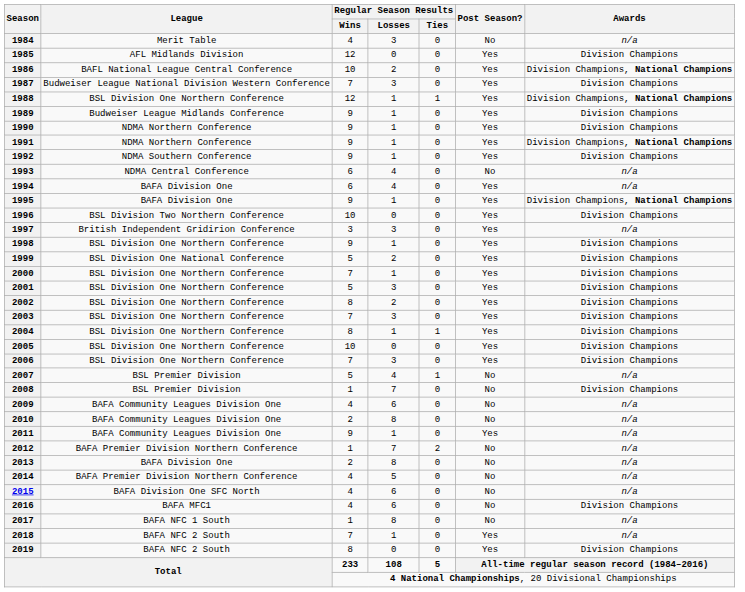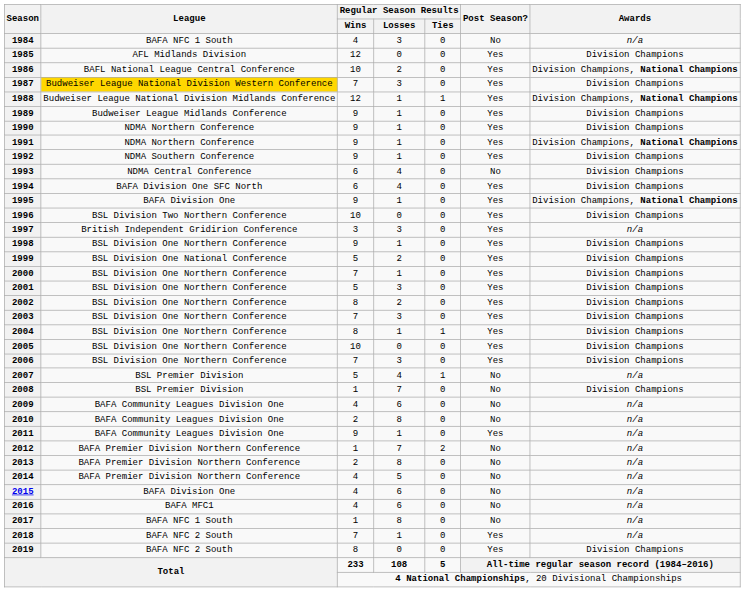(187, 41) Merit Table -> (189, 41) BAFA NFC 1 South
(187, 85) no background -> (189, 85) gold background
(187, 99) BSL Division One Northern Conference -> (189, 99) Budweiser League National Division Midlands Conference
(630, 172) n/a -> (635, 172) Division Champions
(187, 187) BAFA Division One -> (189, 187) BAFA Division One SFC North
(630, 187) n/a -> (635, 187) Division Champions
(187, 463) BAFA Division One -> (189, 463) BAFA Premier Division Northern Conference
(187, 492) BAFA Division One SFC North -> (189, 492) BAFA Division One
(630, 507) Division Champions -> (635, 507) n/a
